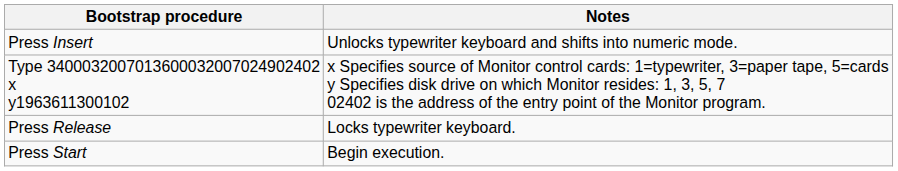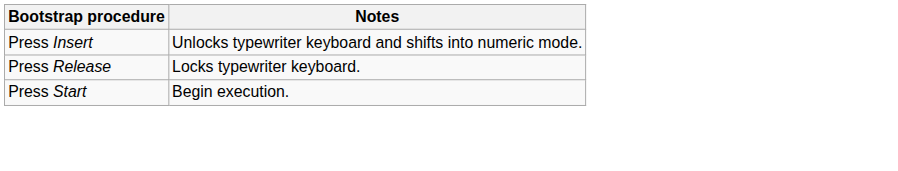- row: (164, 85)
